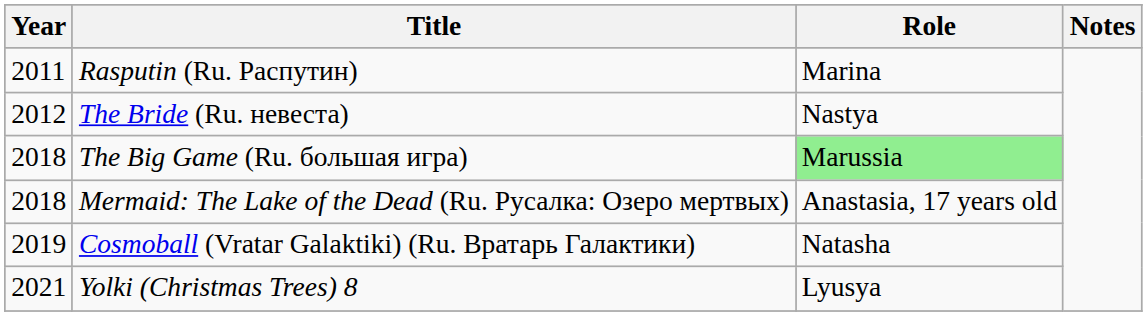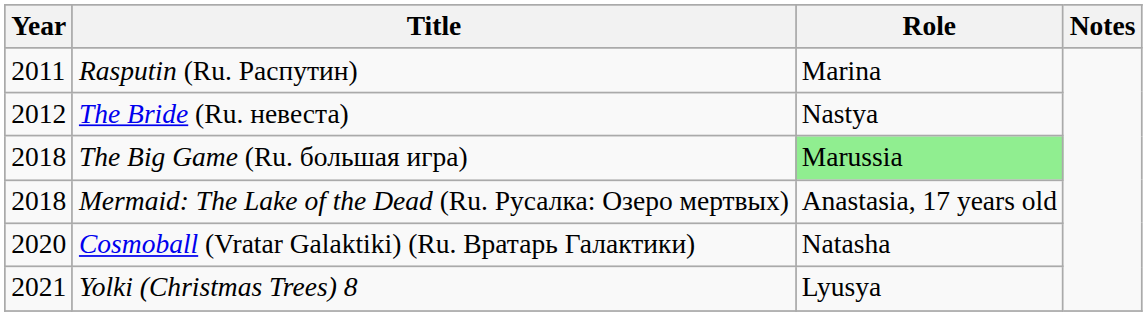(39, 244) 2019 -> (39, 244) 2020
